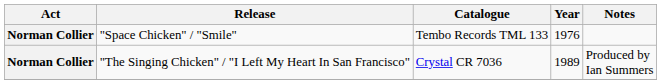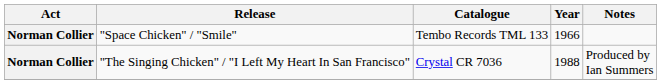(567, 34) 1976 -> (567, 34) 1966
(567, 62) 1989 -> (567, 62) 1988
